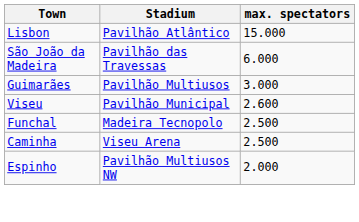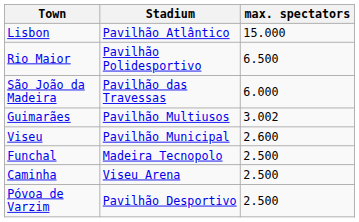+ row: (39, 59)
(261, 85) 3.000 -> (261, 117) 3.002
+ row: (35, 200)
- row: (32, 168)
